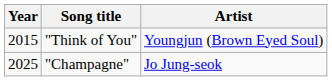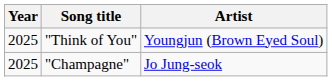(23, 40) 2015 -> (23, 40) 2025
